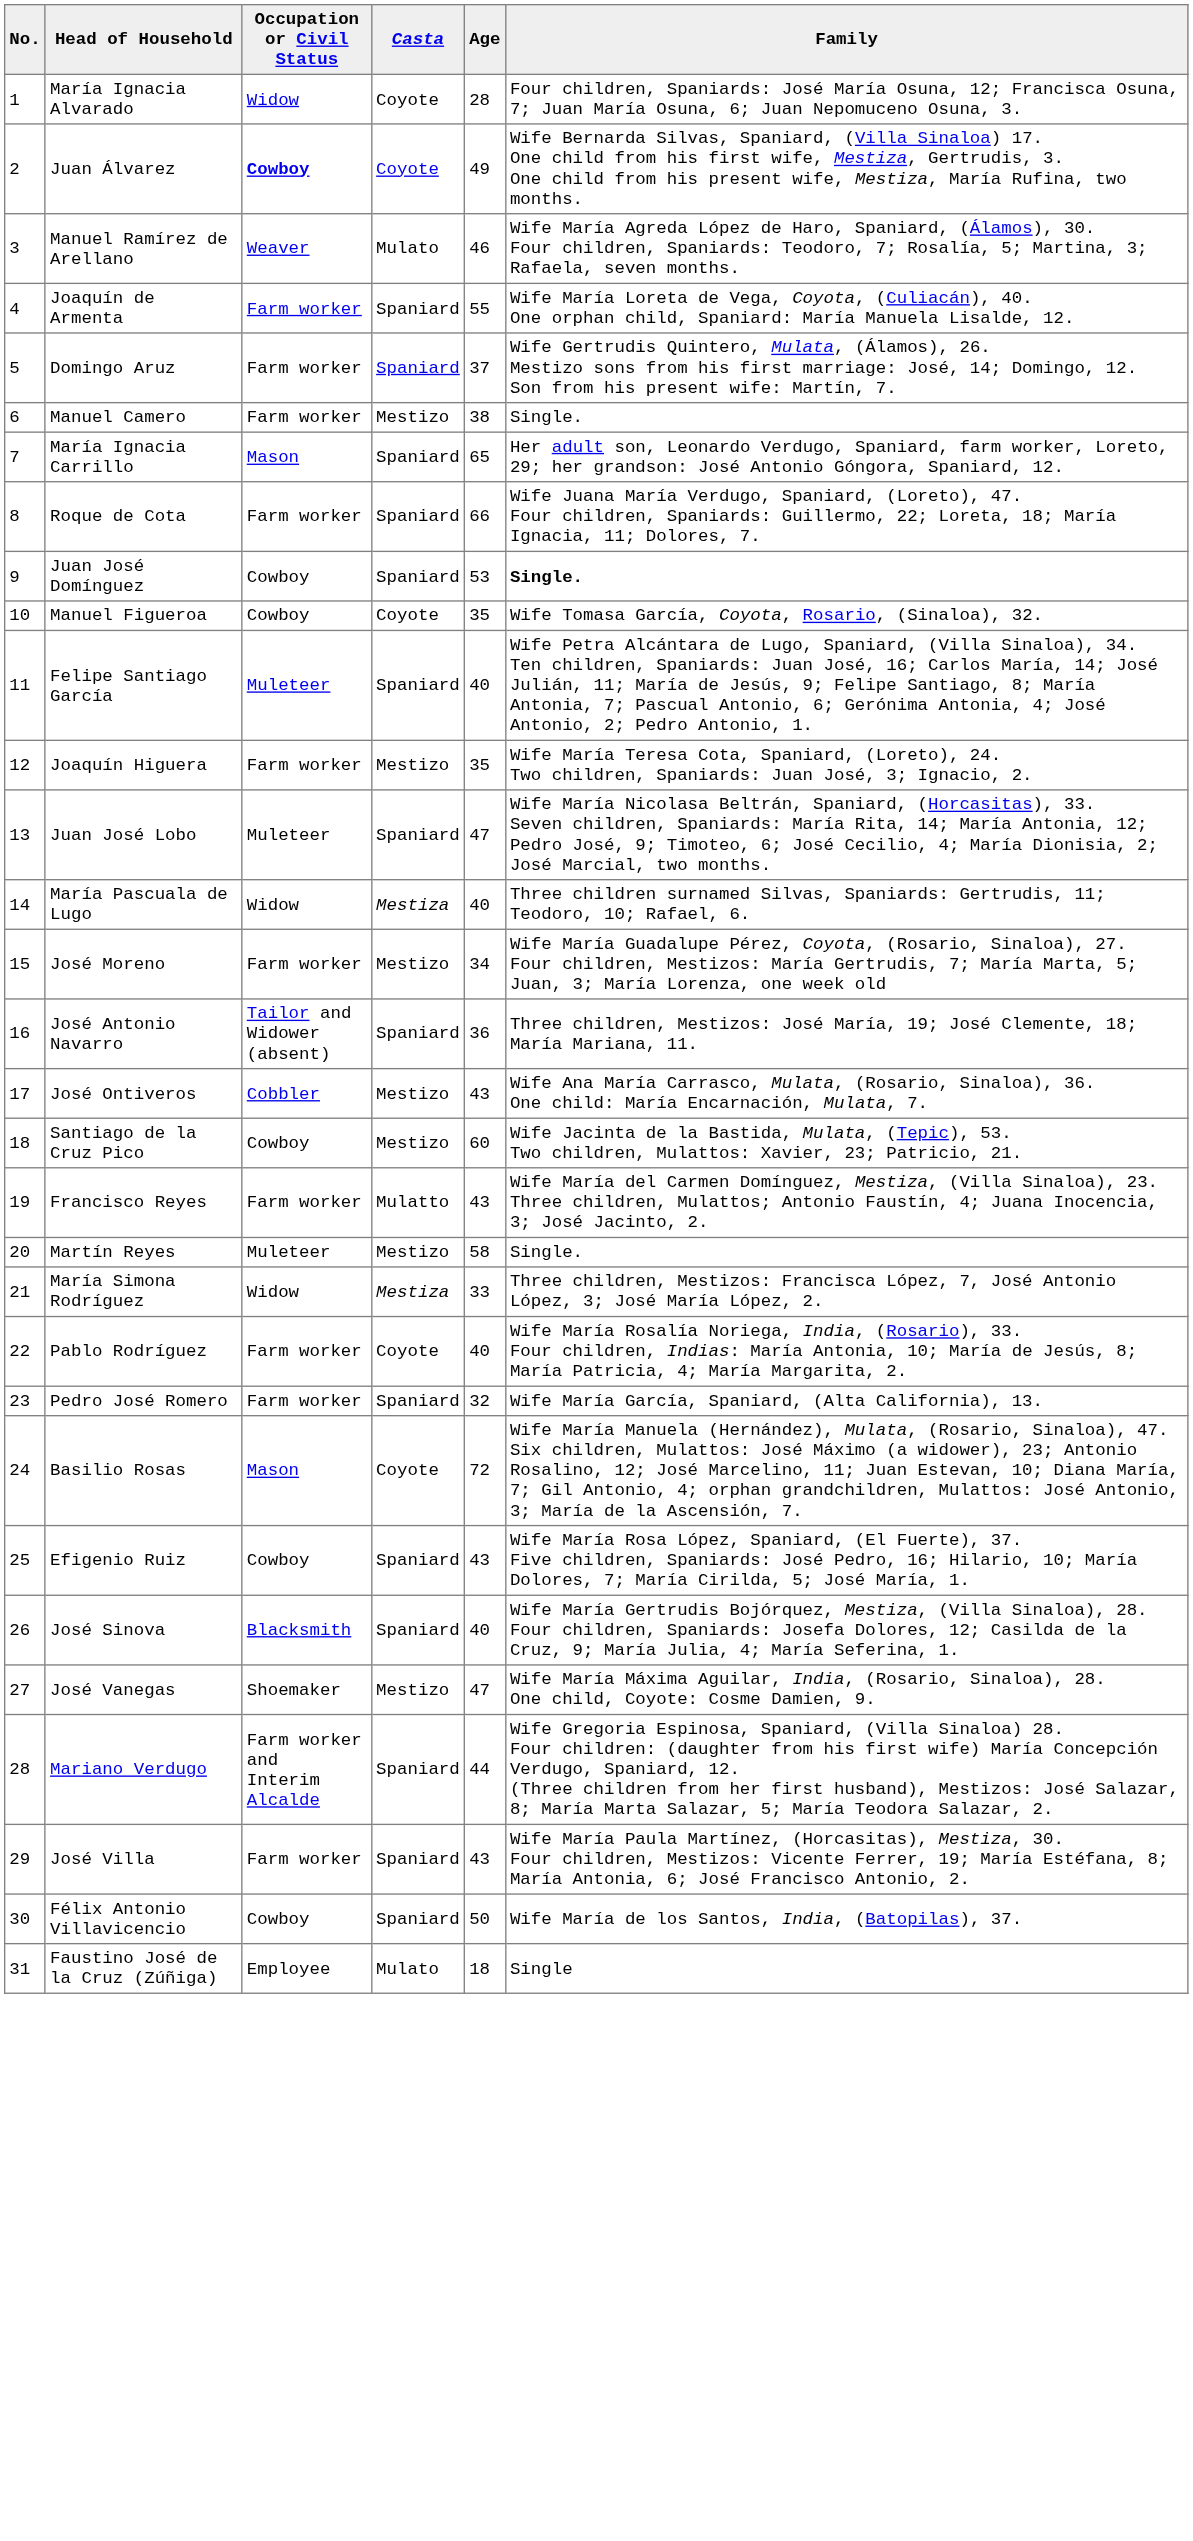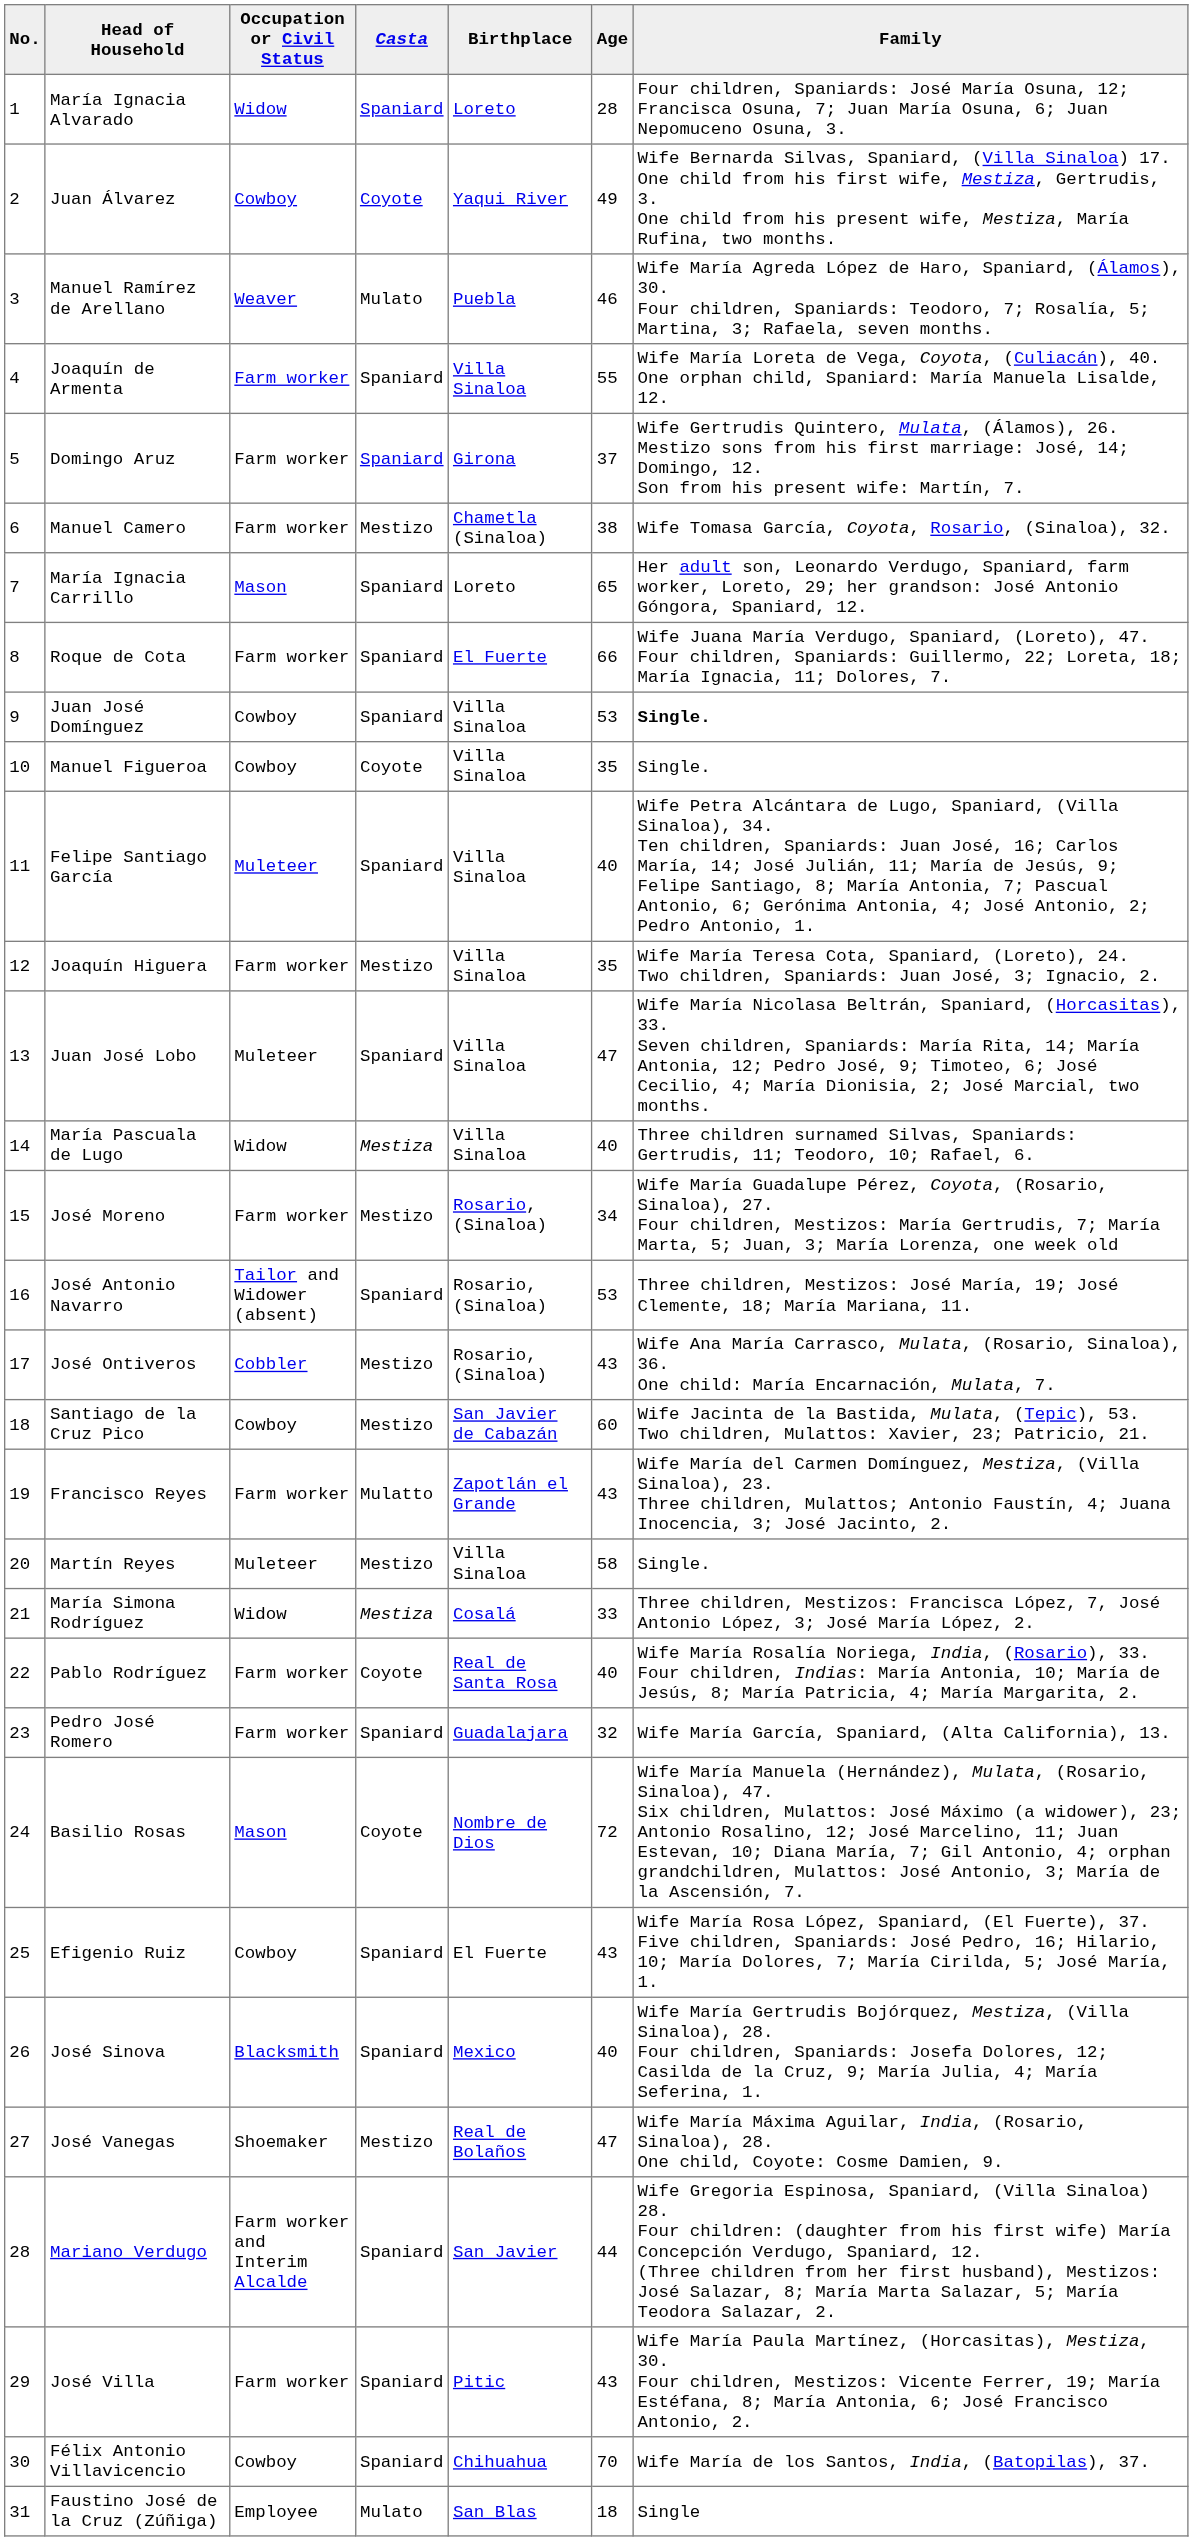+ column: (520, 40)
(407, 99) Coyote -> (402, 109) Spaniard
(278, 169) bold -> (266, 199) normal
(546, 417) Single. -> (904, 528) Wife Tomasa García, Coyota, Rosario, (Sinaloa), 32.
(776, 616) Wife Tomasa García, Coyota, Rosario, (Sinaloa), 32. -> (674, 766) Single.
(480, 1034) 36 -> (607, 1295) 53
(480, 1919) 50 -> (607, 2462) 70
